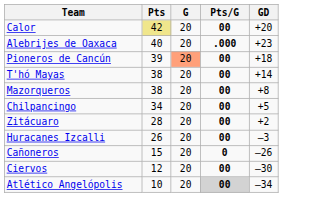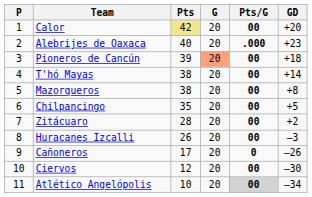+ column: (19, 12)
(157, 106) 34 -> (186, 106) 35
(157, 153) 15 -> (186, 153) 17
